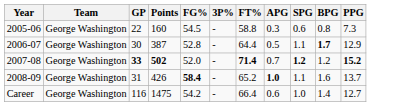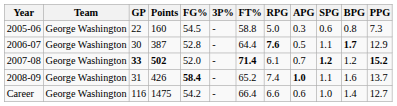+ column: (277, 12)
